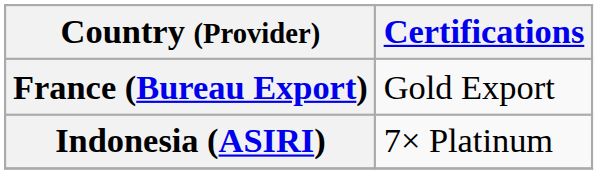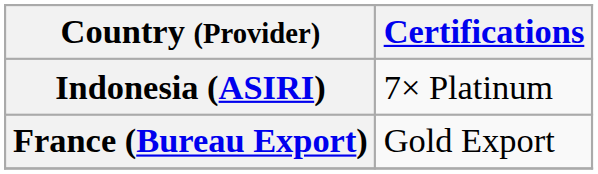rows swapped: (190, 86) <-> (190, 140)
